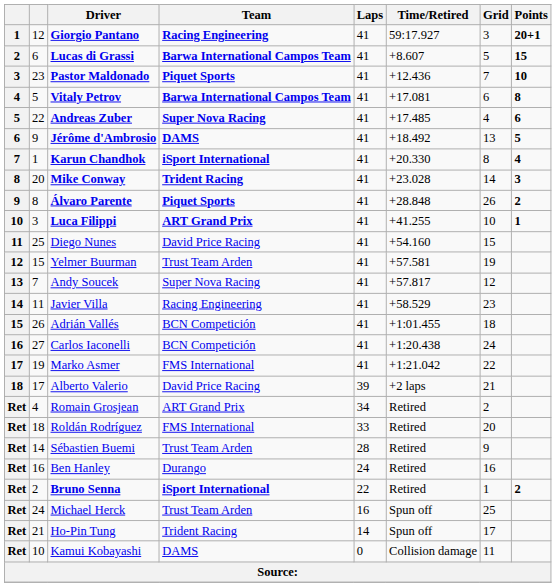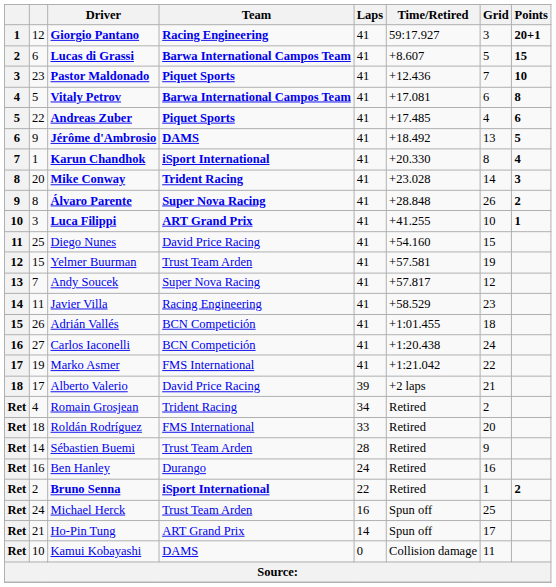(214, 117) Super Nova Racing -> (198, 117) Piquet Sports
(198, 200) Piquet Sports -> (214, 200) Super Nova Racing
(203, 406) ART Grand Prix -> (200, 406) Trident Racing
(200, 530) Trident Racing -> (203, 530) ART Grand Prix
